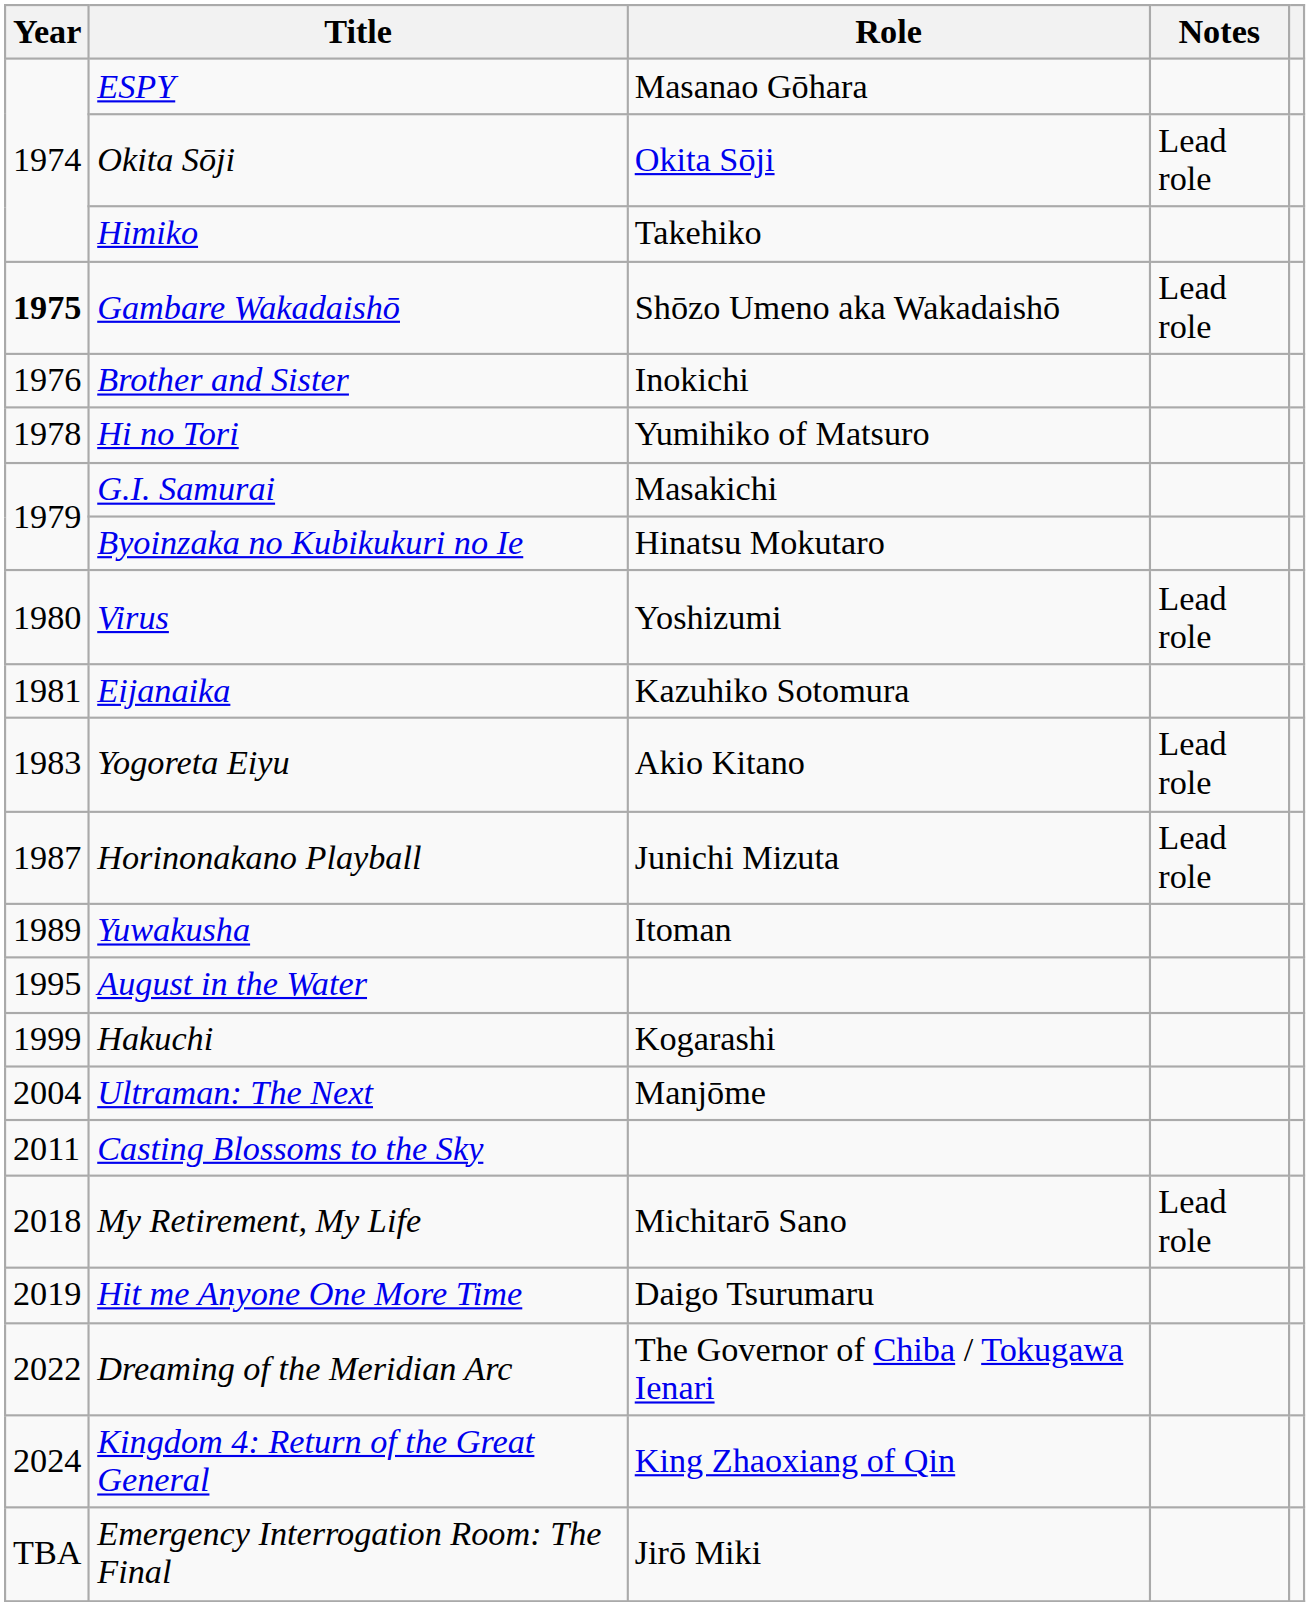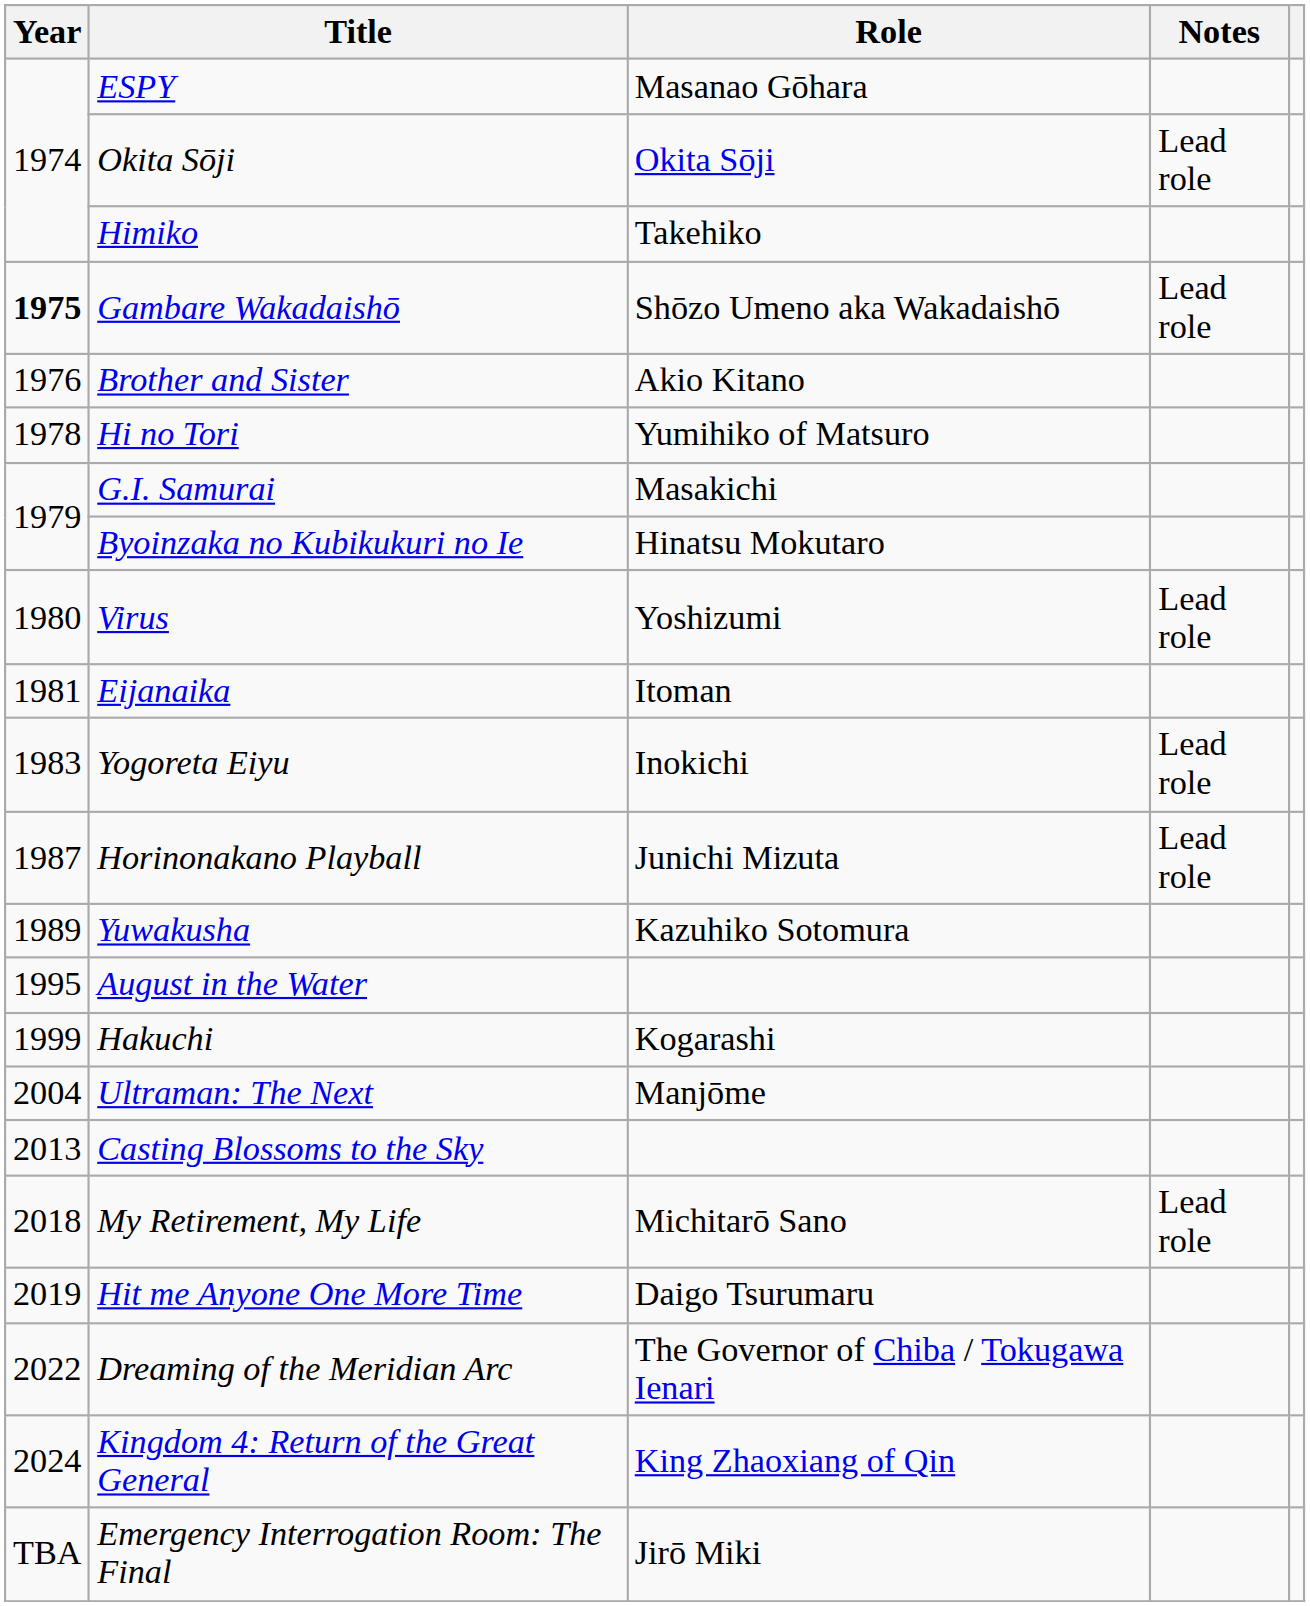(692, 380) Inokichi -> (720, 380) Akio Kitano
(772, 690) Kazuhiko Sotomura -> (683, 690) Itoman
(720, 763) Akio Kitano -> (692, 763) Inokichi
(683, 930) Itoman -> (772, 930) Kazuhiko Sotomura
(47, 1147) 2011 -> (47, 1147) 2013
